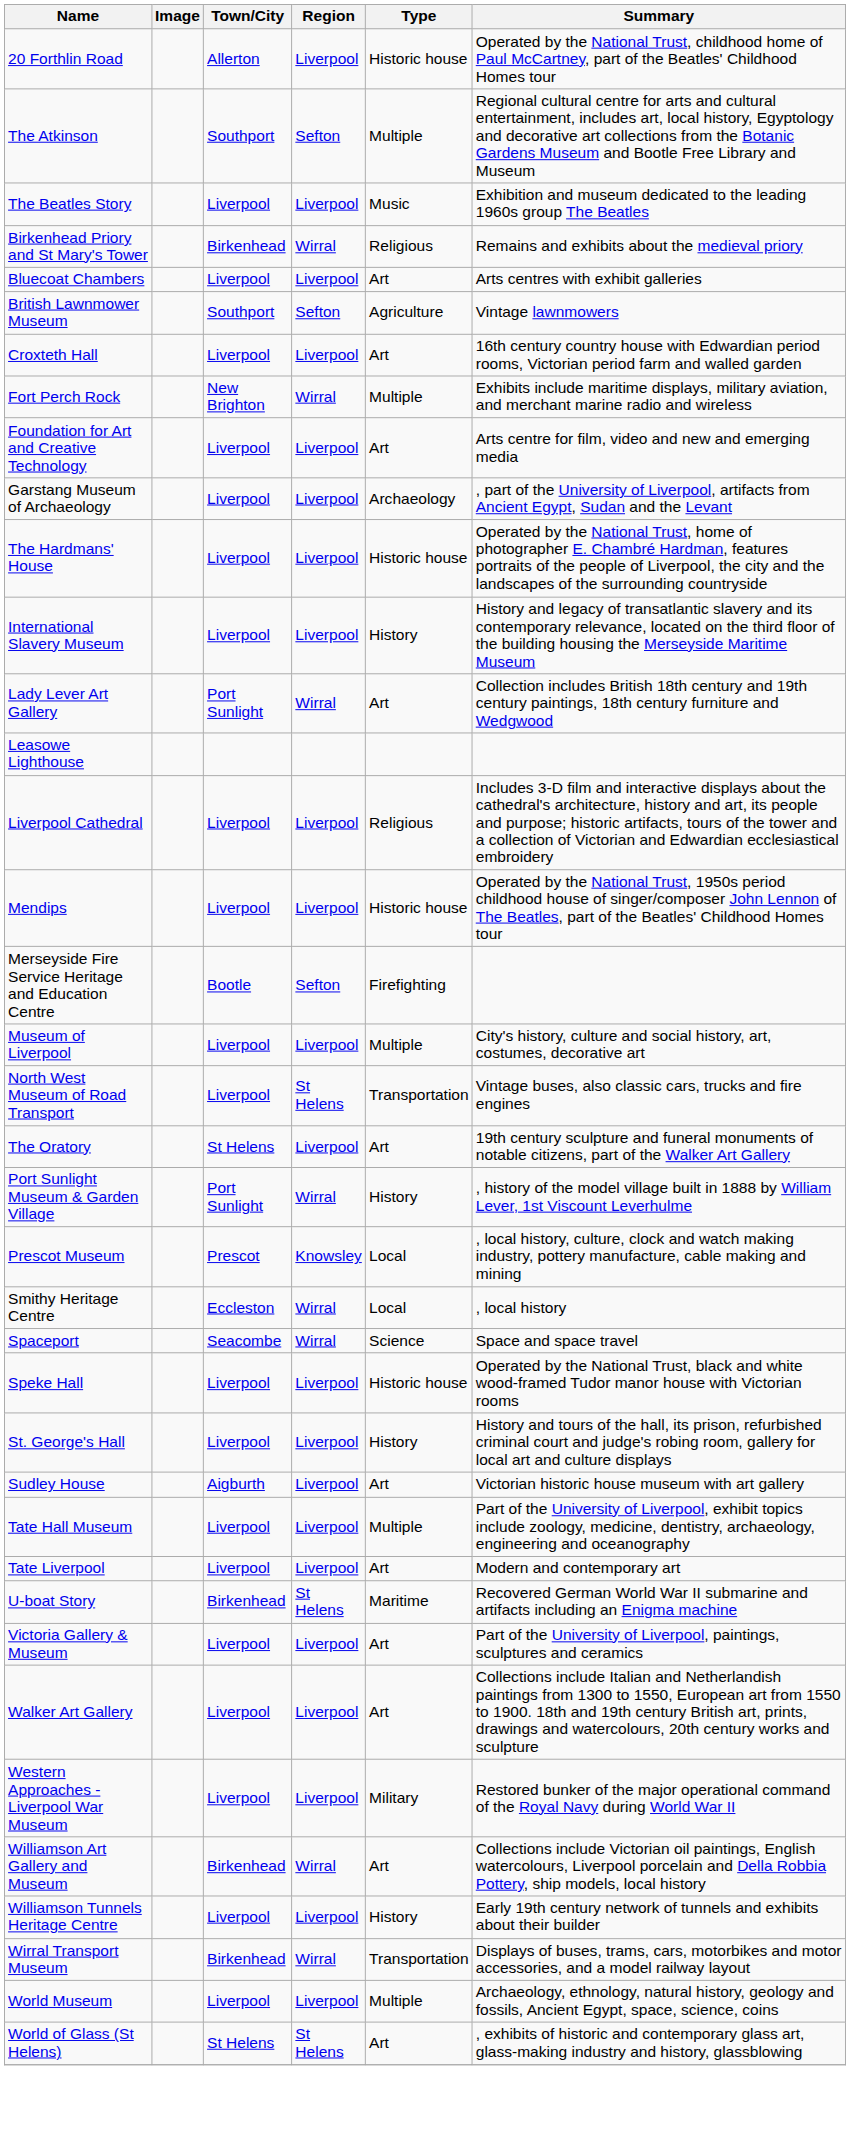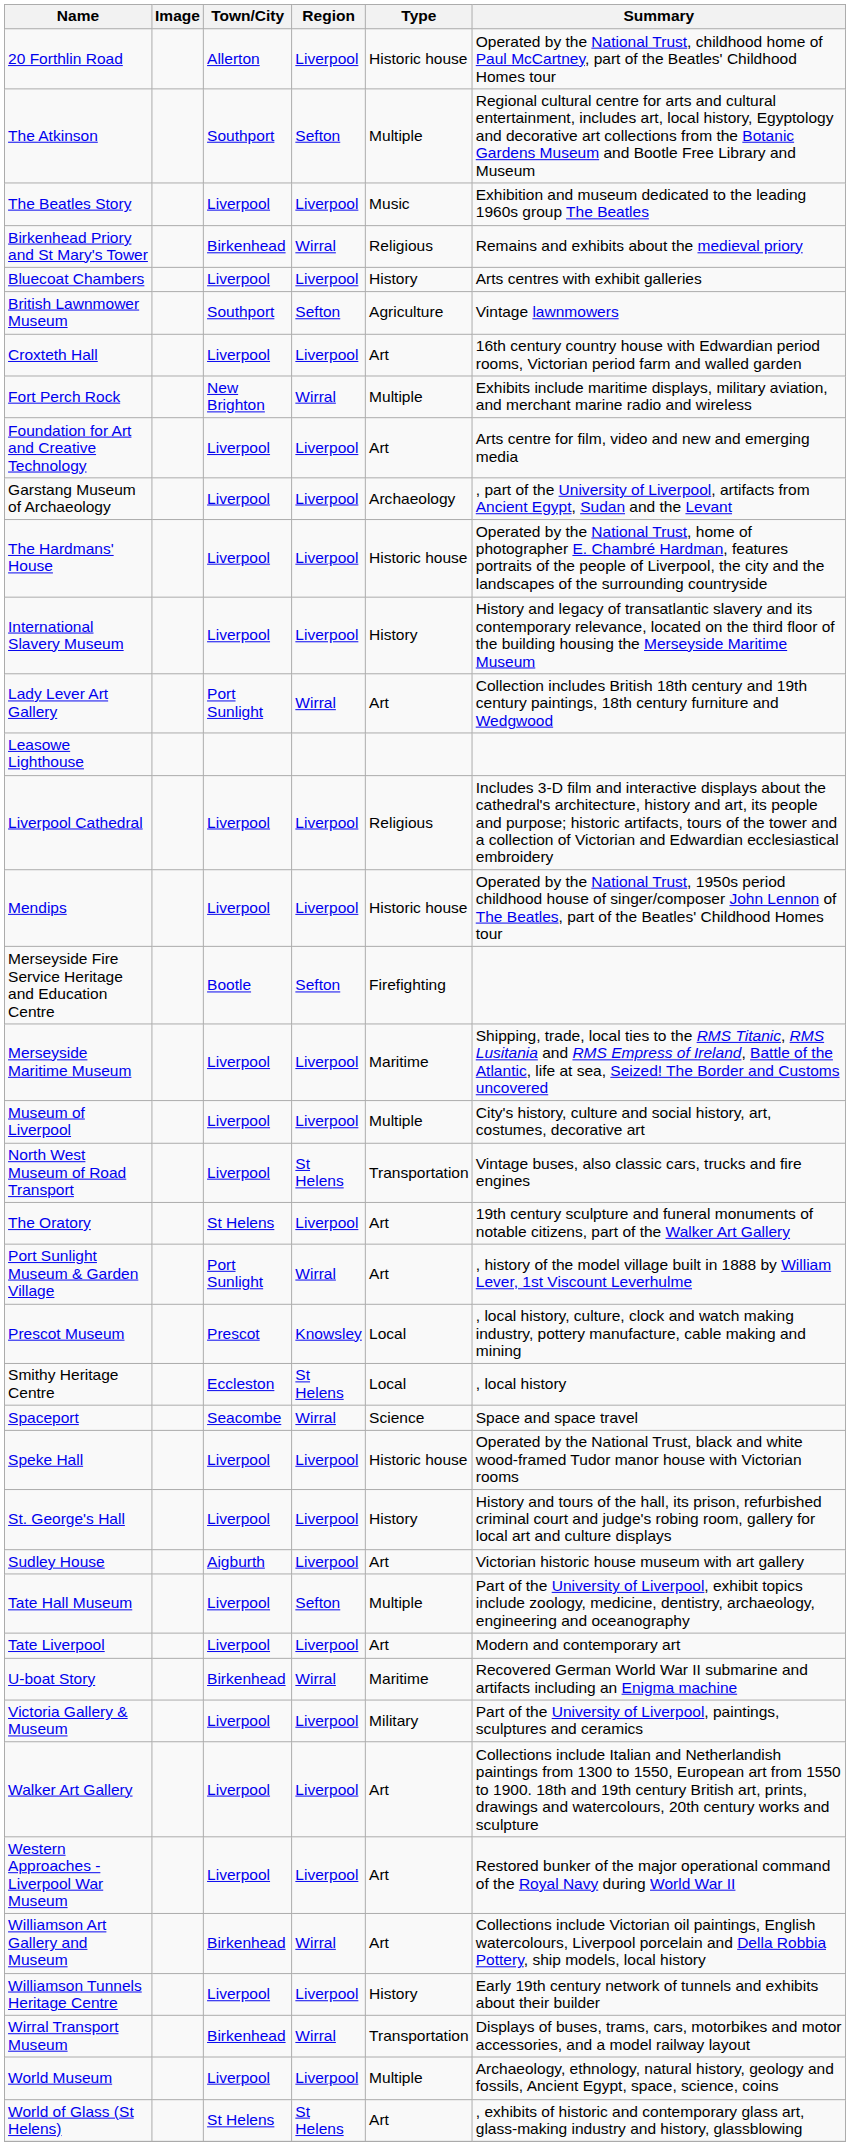(379, 279) Art -> (393, 279) History
+ row: (70, 1062)
(393, 1197) History -> (379, 1274) Art
(316, 1307) Wirral -> (320, 1384) St Helens
(327, 1526) Liverpool -> (318, 1603) Sefton
(320, 1602) St Helens -> (316, 1679) Wirral
(379, 1644) Art -> (394, 1721) Military
(394, 1798) Military -> (379, 1875) Art
